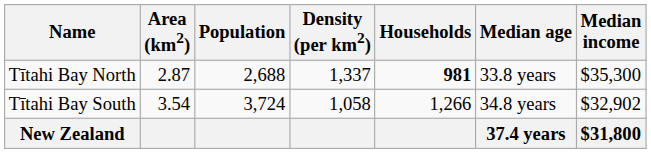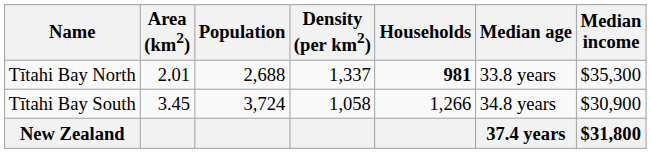(174, 74) 2.87 -> (174, 74) 2.01
(174, 103) 3.54 -> (174, 103) 3.45
(611, 103) $32,902 -> (611, 103) $30,900
